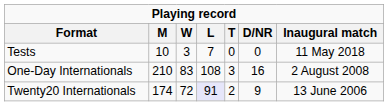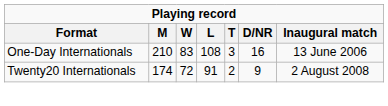- row: (21, 52)
(330, 71) 2 August 2008 -> (330, 52) 13 June 2006
(211, 91) lavender background -> (211, 71) no background
(330, 91) 13 June 2006 -> (330, 71) 2 August 2008
